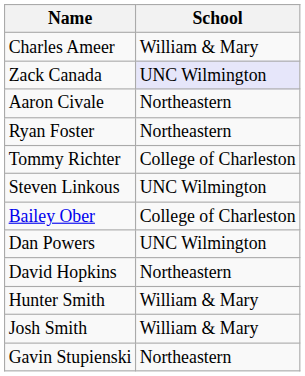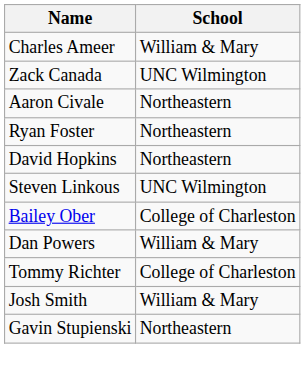(203, 74) lavender background -> (203, 74) no background
rows swapped: (63, 272) <-> (65, 159)
(203, 243) UNC Wilmington -> (199, 243) William & Mary
- row: (57, 300)
